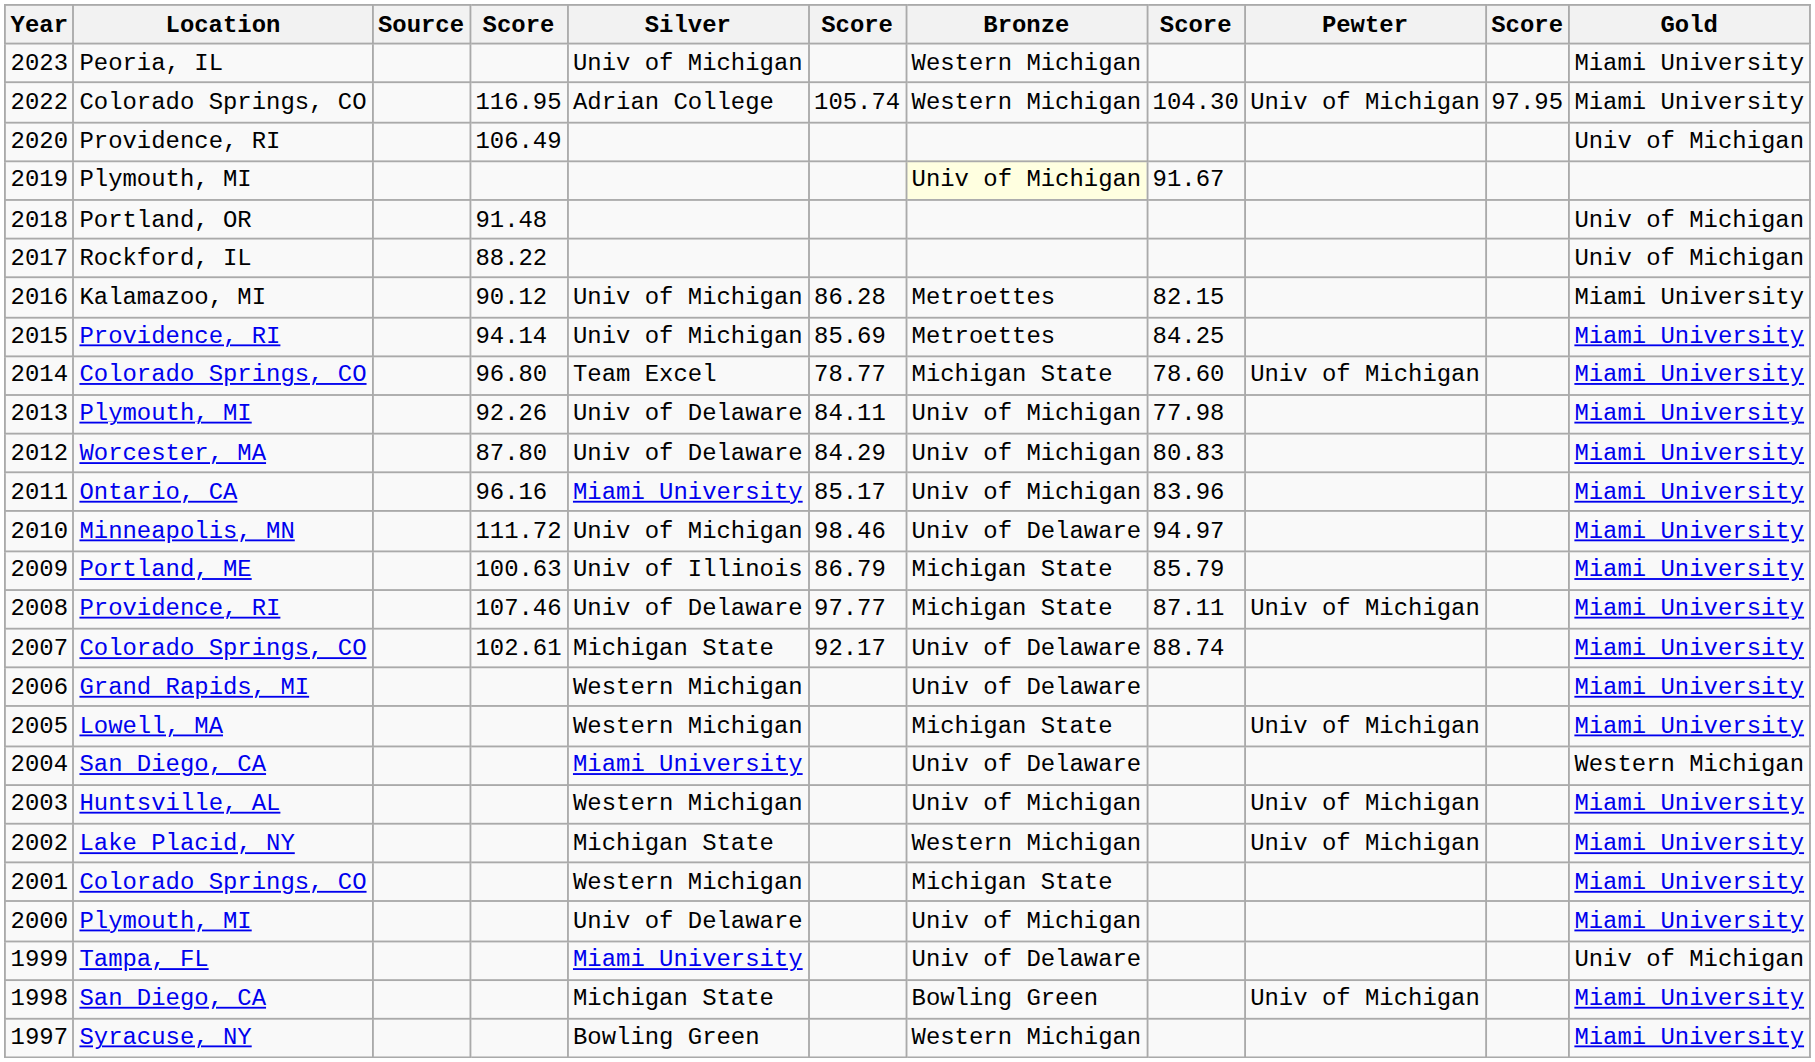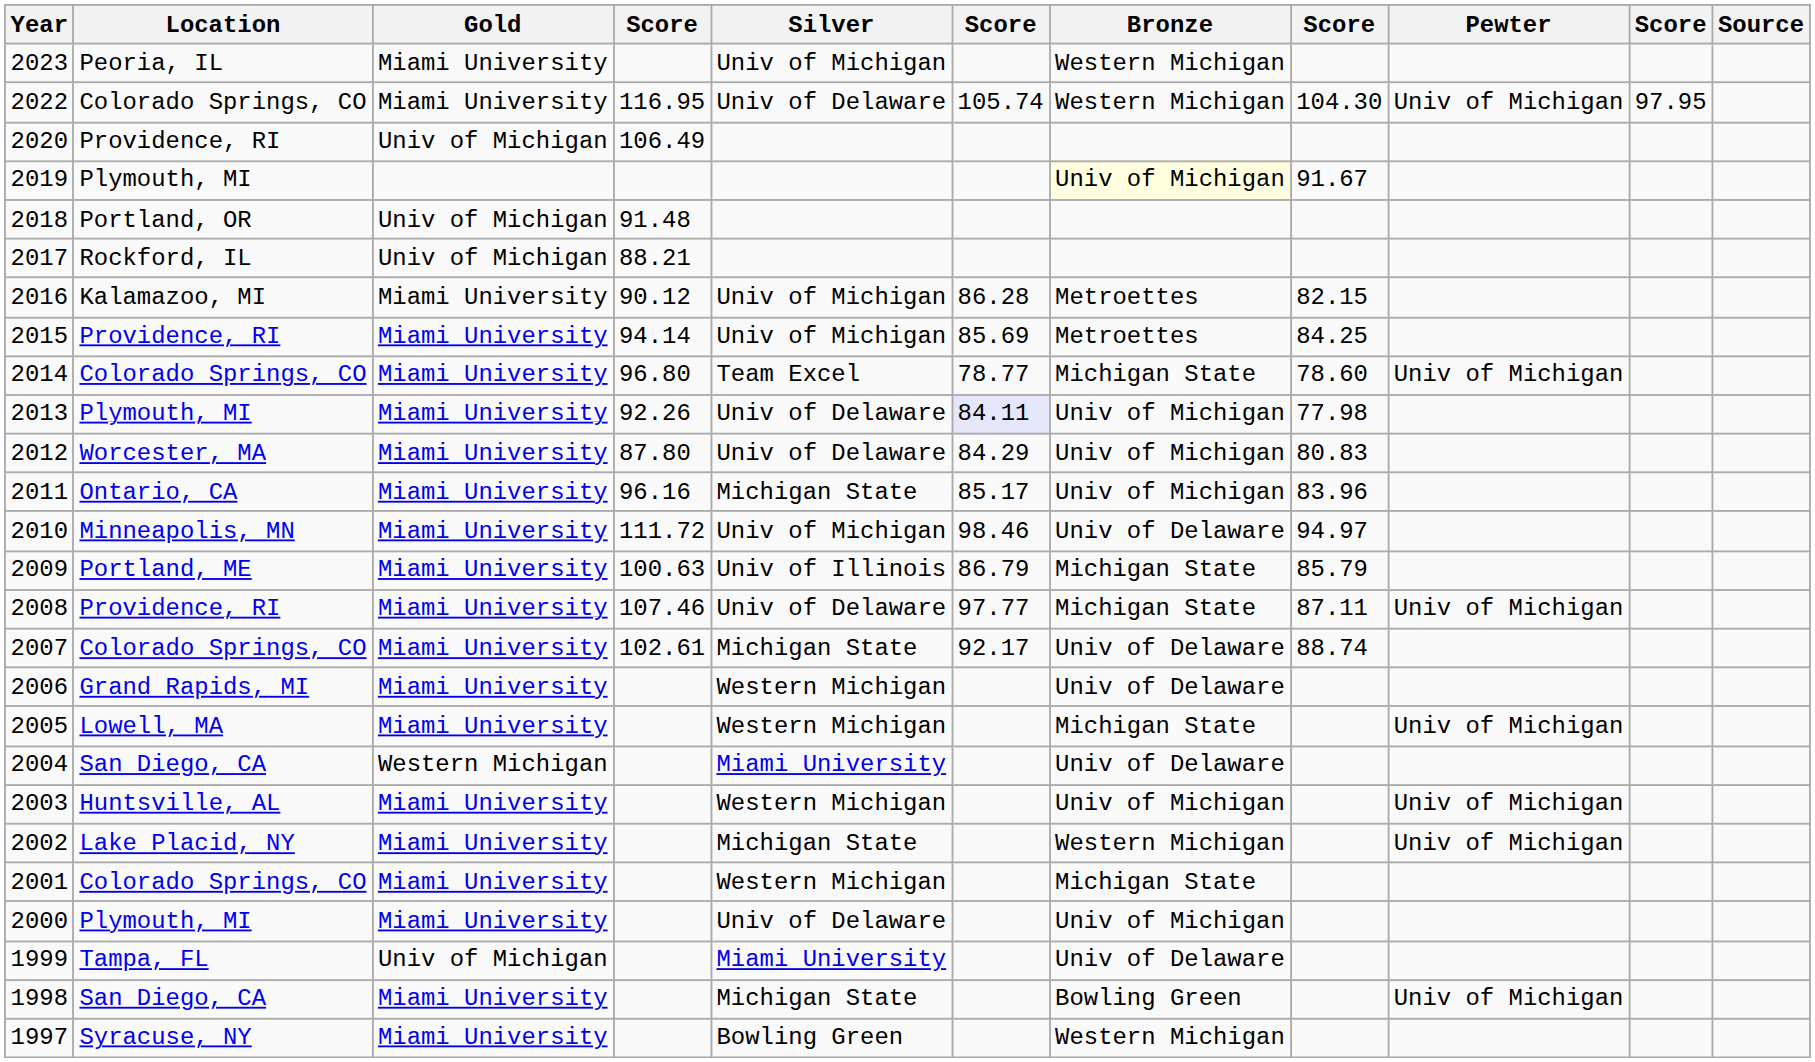columns swapped: (1689, 24) <-> (421, 24)
(673, 102) Adrian College -> (831, 102) Univ of Delaware
(511, 258) 88.22 -> (655, 258) 88.21
(850, 414) no background -> (993, 414) lavender background
(688, 492) Miami University -> (817, 492) Michigan State
